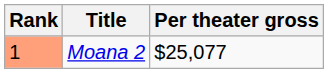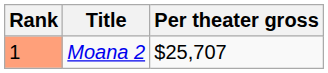(190, 52) $25,077 -> (190, 52) $25,707
